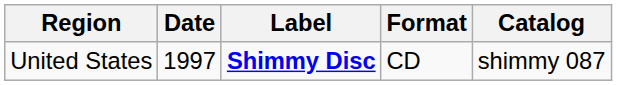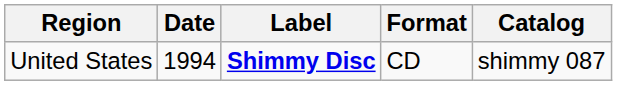(190, 60) 1997 -> (190, 60) 1994
